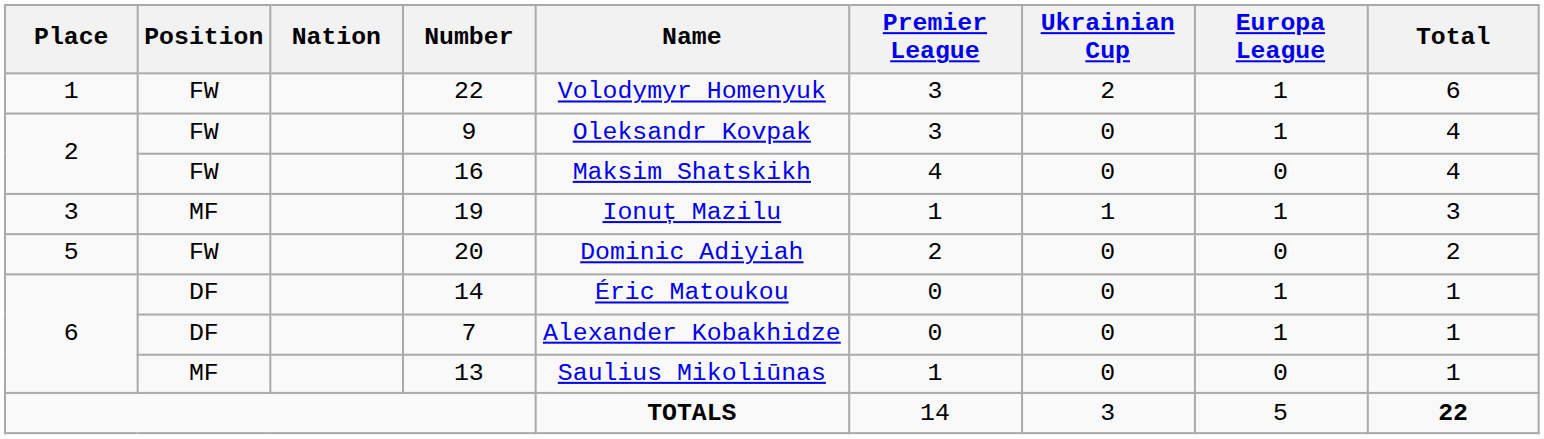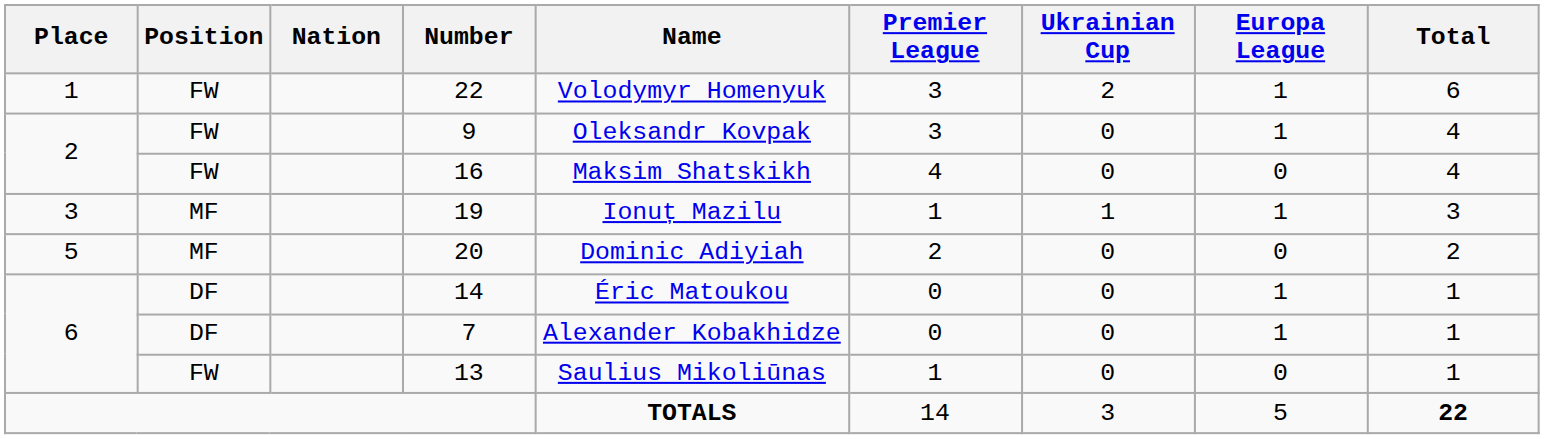(204, 254) FW -> (204, 254) MF
(204, 374) MF -> (204, 374) FW
